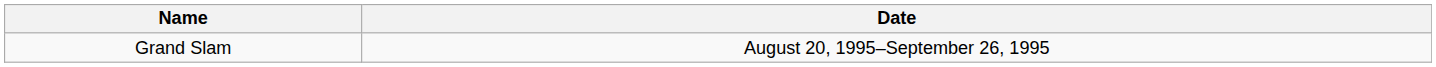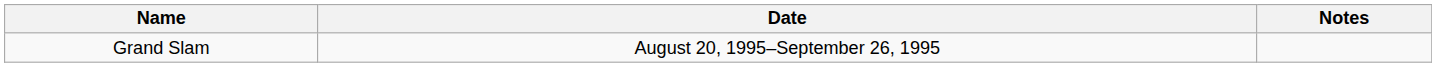+ column: (1344, 18)
